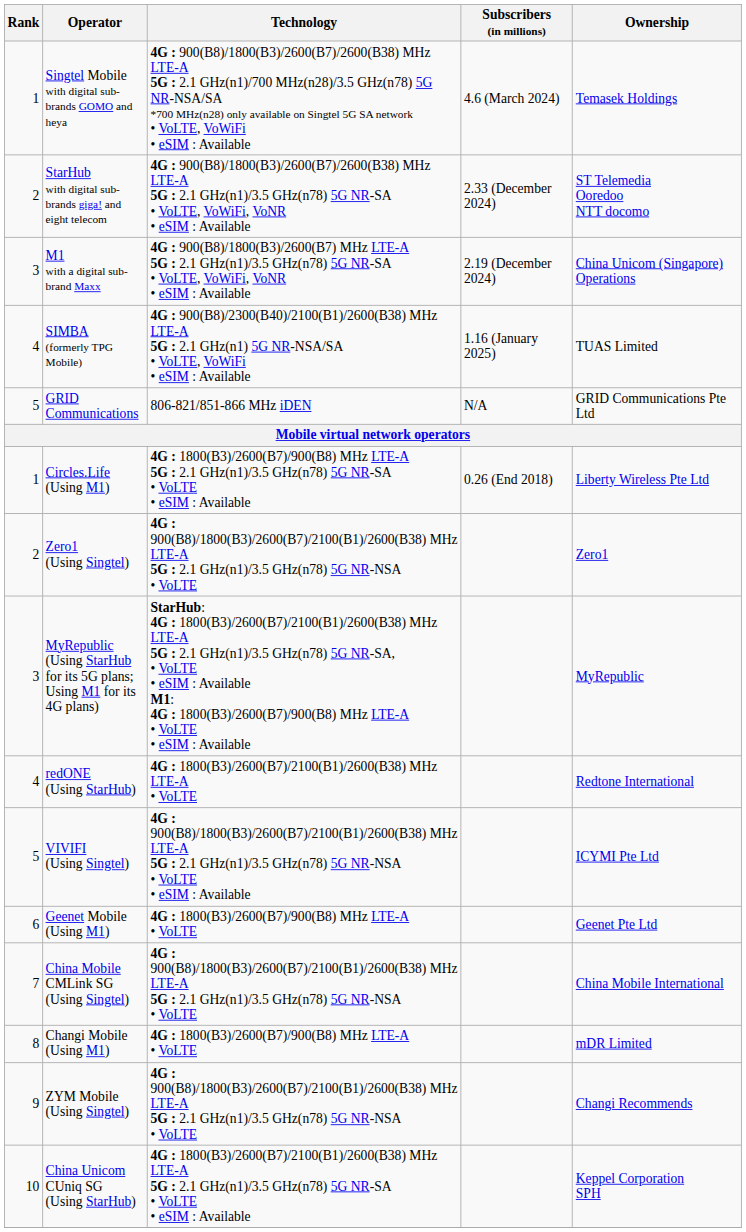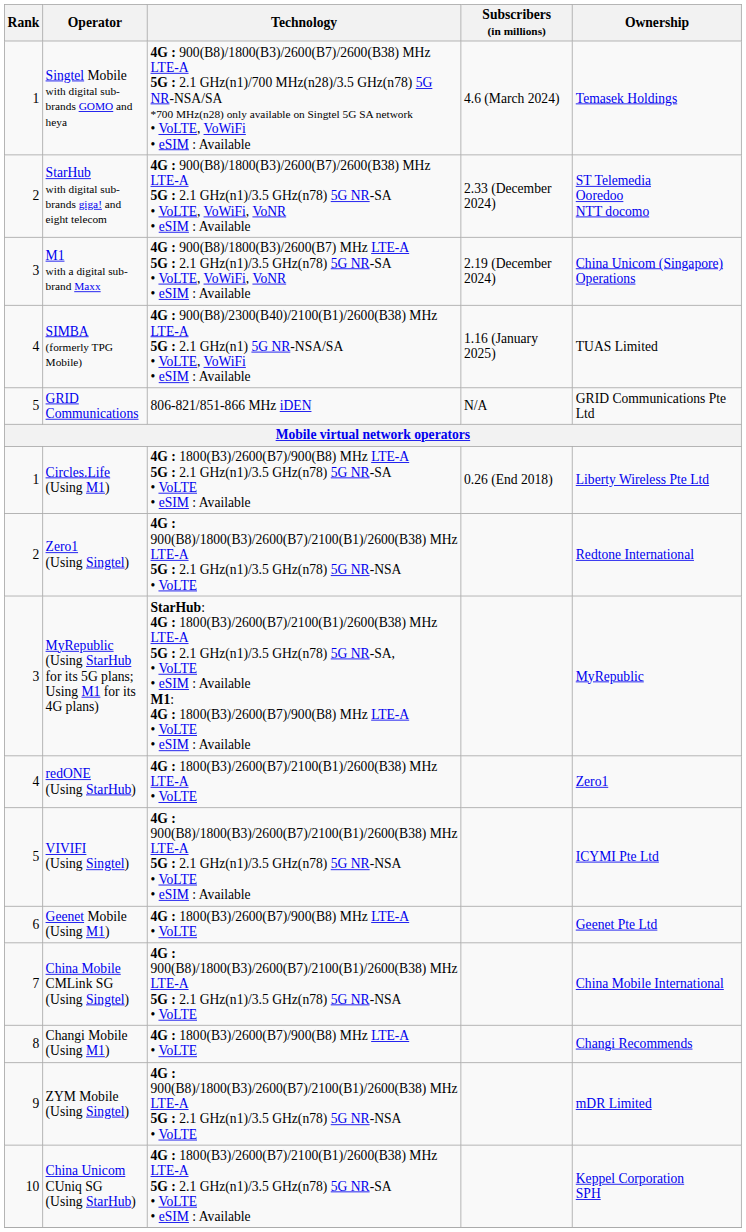(592, 555) Zero1 -> (635, 555) Redtone International
(635, 781) Redtone International -> (592, 781) Zero1
(614, 1043) mDR Limited -> (634, 1043) Changi Recommends
(634, 1103) Changi Recommends -> (614, 1103) mDR Limited
